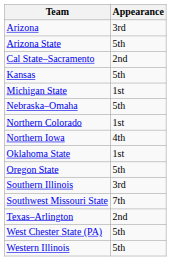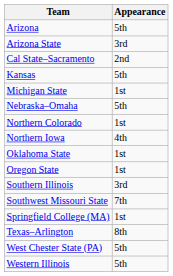(119, 28) 3rd -> (121, 28) 5th
(119, 43) 5th -> (121, 43) 3rd
(119, 169) 5th -> (120, 169) 1st
+ row: (58, 216)
(120, 216) 2nd -> (121, 232) 8th
